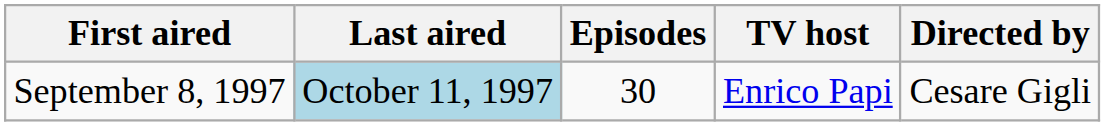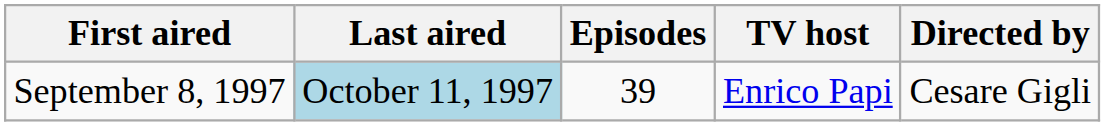(638, 90) 30 -> (638, 90) 39
